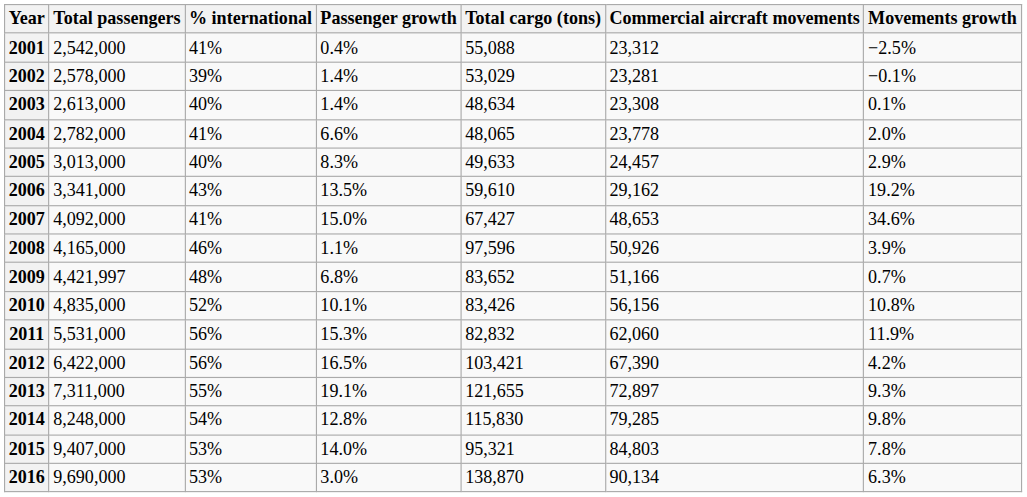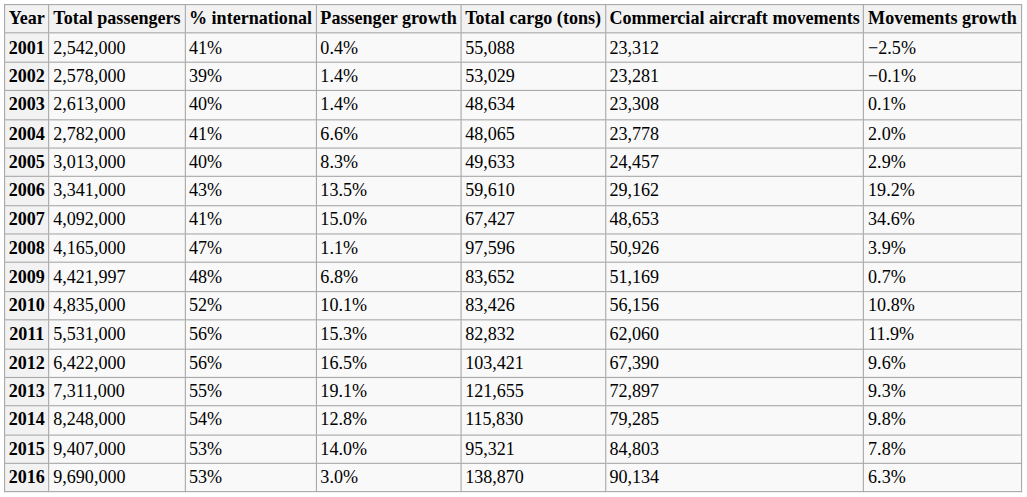(206, 248) 46% -> (206, 248) 47%
(634, 276) 51,166 -> (634, 276) 51,169
(887, 362) 4.2% -> (887, 362) 9.6%
